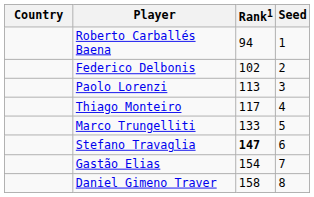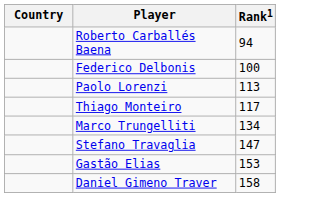- column: (293, 15)
(249, 69) 102 -> (249, 69) 100
(249, 126) 133 -> (249, 126) 134
(249, 145) bold -> (249, 145) normal
(249, 164) 154 -> (249, 164) 153
